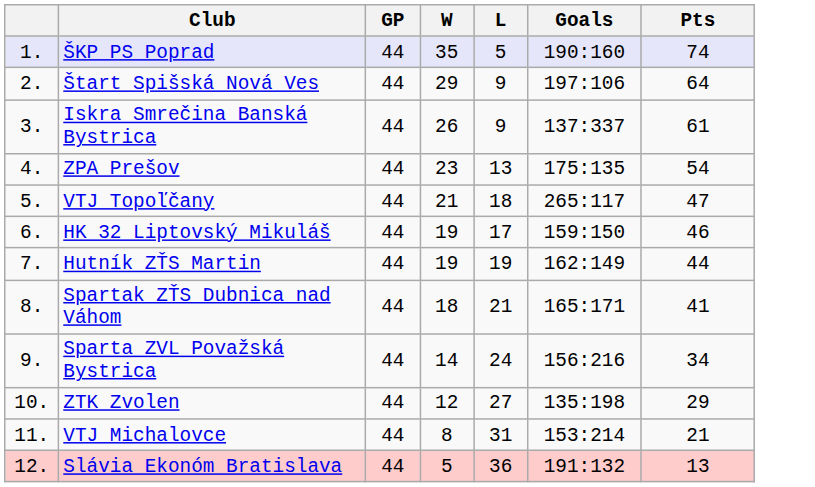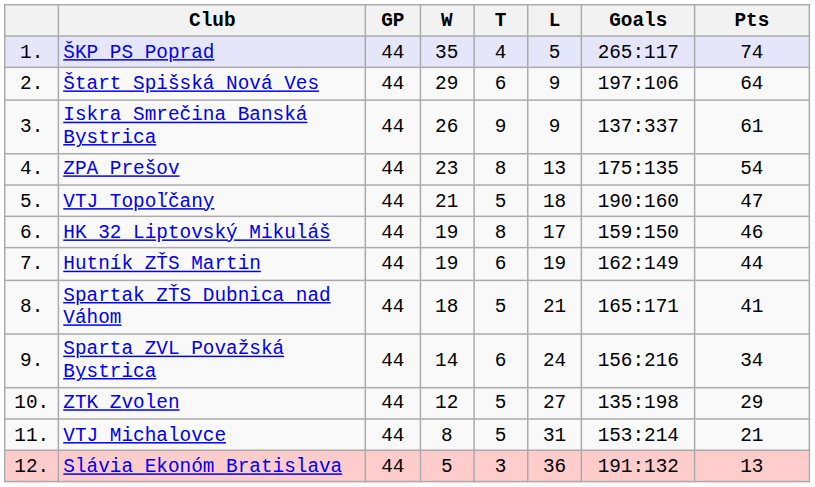+ column: (501, 21)
(584, 52) 190:160 -> (638, 52) 265:117
(584, 201) 265:117 -> (638, 201) 190:160
